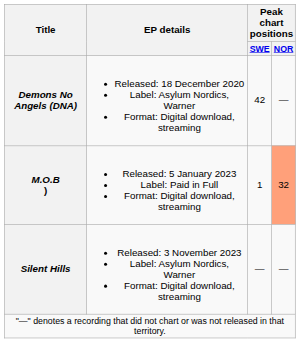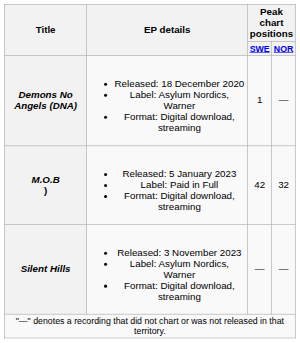(260, 100) 42 -> (260, 100) 1
(260, 185) 1 -> (260, 185) 42
(284, 185) lightsalmon background -> (284, 185) no background
